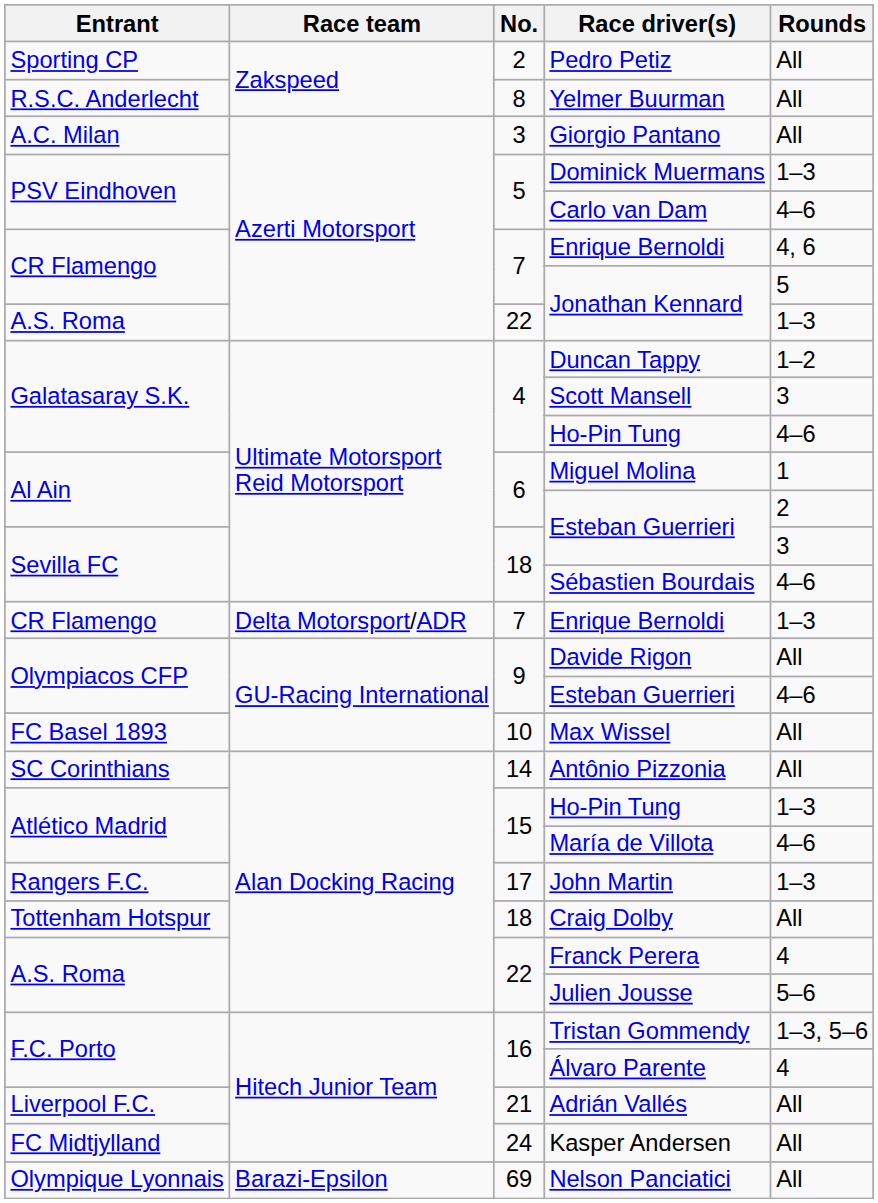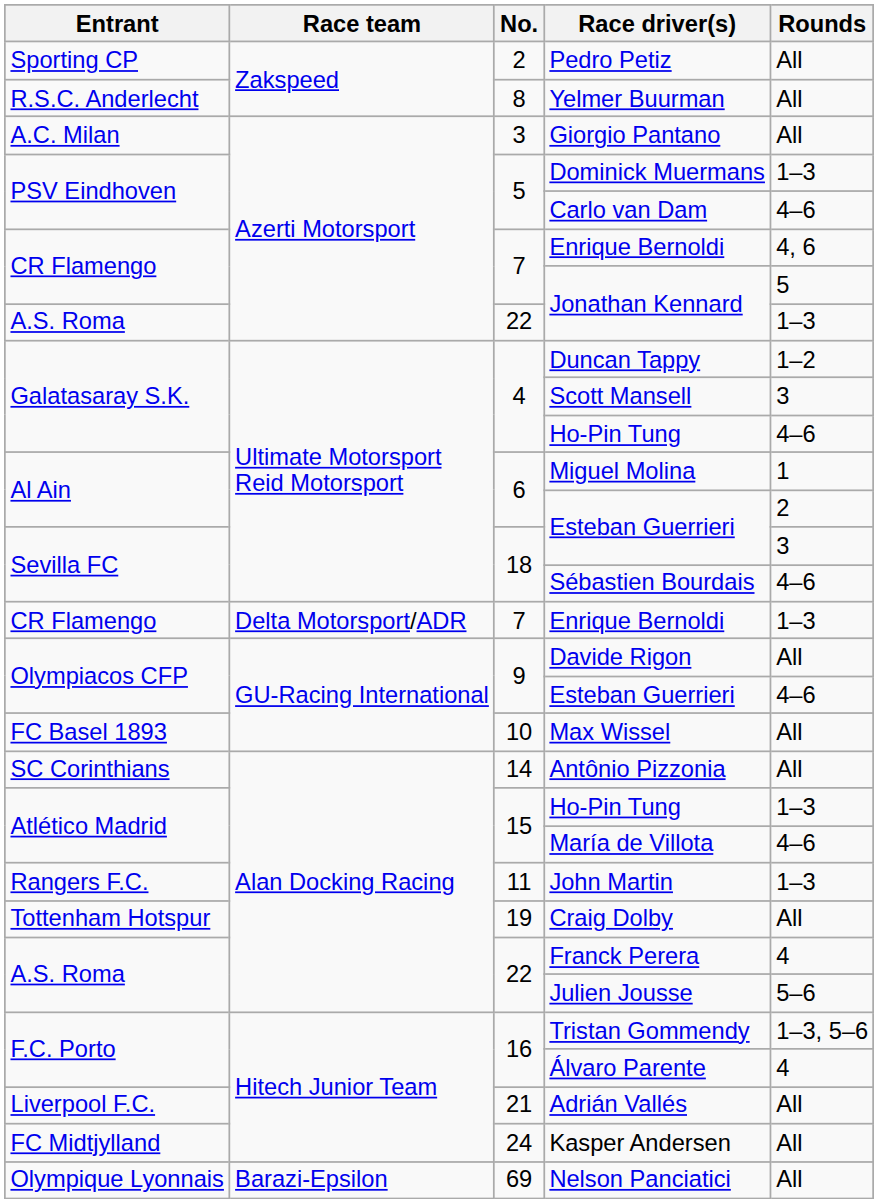(519, 881) 17 -> (519, 881) 11
(519, 918) 18 -> (519, 918) 19
